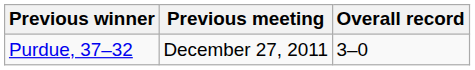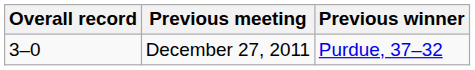columns swapped: (401, 19) <-> (82, 19)
